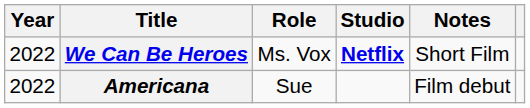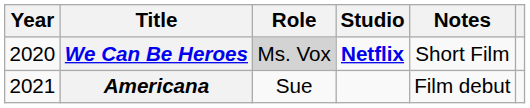(32, 53) 2022 -> (32, 53) 2020
(294, 53) no background -> (294, 53) lightgrey background
(32, 86) 2022 -> (32, 86) 2021
